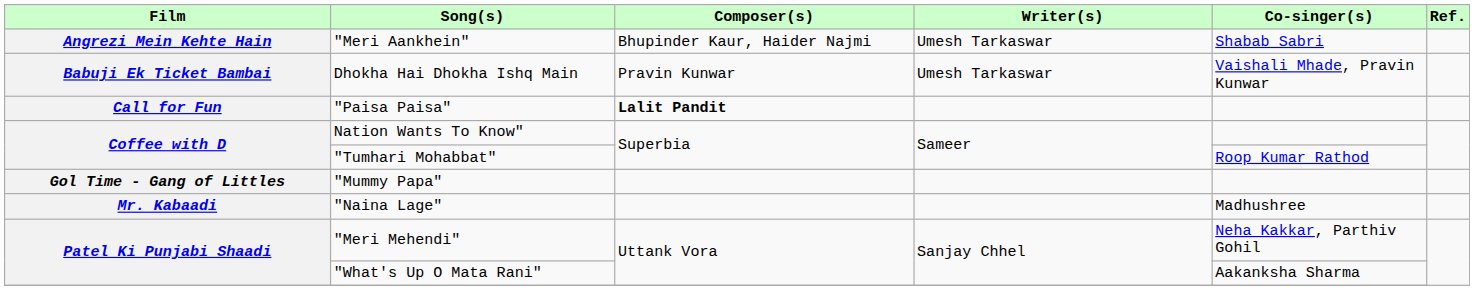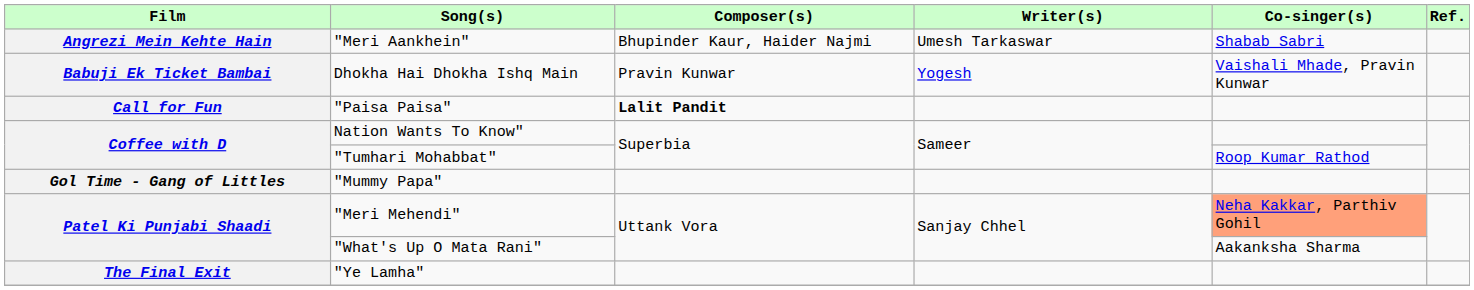(985, 75) Umesh Tarkaswar -> (944, 75) Yogesh
- row: (388, 206)
(1306, 240) no background -> (1306, 215) lightsalmon background
+ row: (379, 273)
